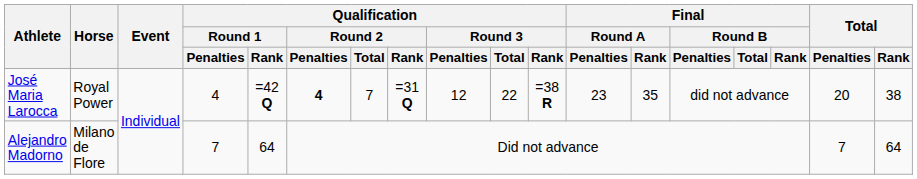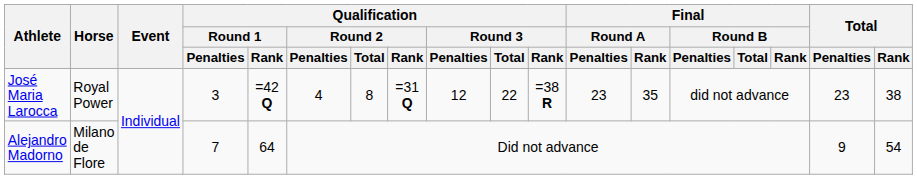(215, 95) 4 -> (215, 95) 3
(319, 95) bold -> (319, 95) normal
(369, 95) 7 -> (369, 95) 8
(842, 95) 20 -> (842, 95) 23
(842, 148) 7 -> (842, 148) 9
(893, 148) 64 -> (893, 148) 54
